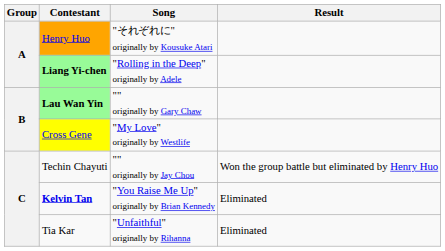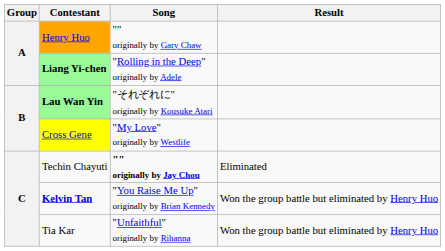(163, 38) "それぞれに" originally by Kousuke Atari -> (157, 37) "" originally by Gary Chaw
(157, 103) "" originally by Gary Chaw -> (163, 102) "それぞれに" originally by Kousuke Atari
(153, 166) normal -> (156, 166) bold
(329, 166) Won the group battle but eliminated by Henry Huo -> (243, 166) Eliminated
(243, 198) Eliminated -> (329, 198) Won the group battle but eliminated by Henry Huo
(243, 230) Eliminated -> (329, 230) Won the group battle but eliminated by Henry Huo
